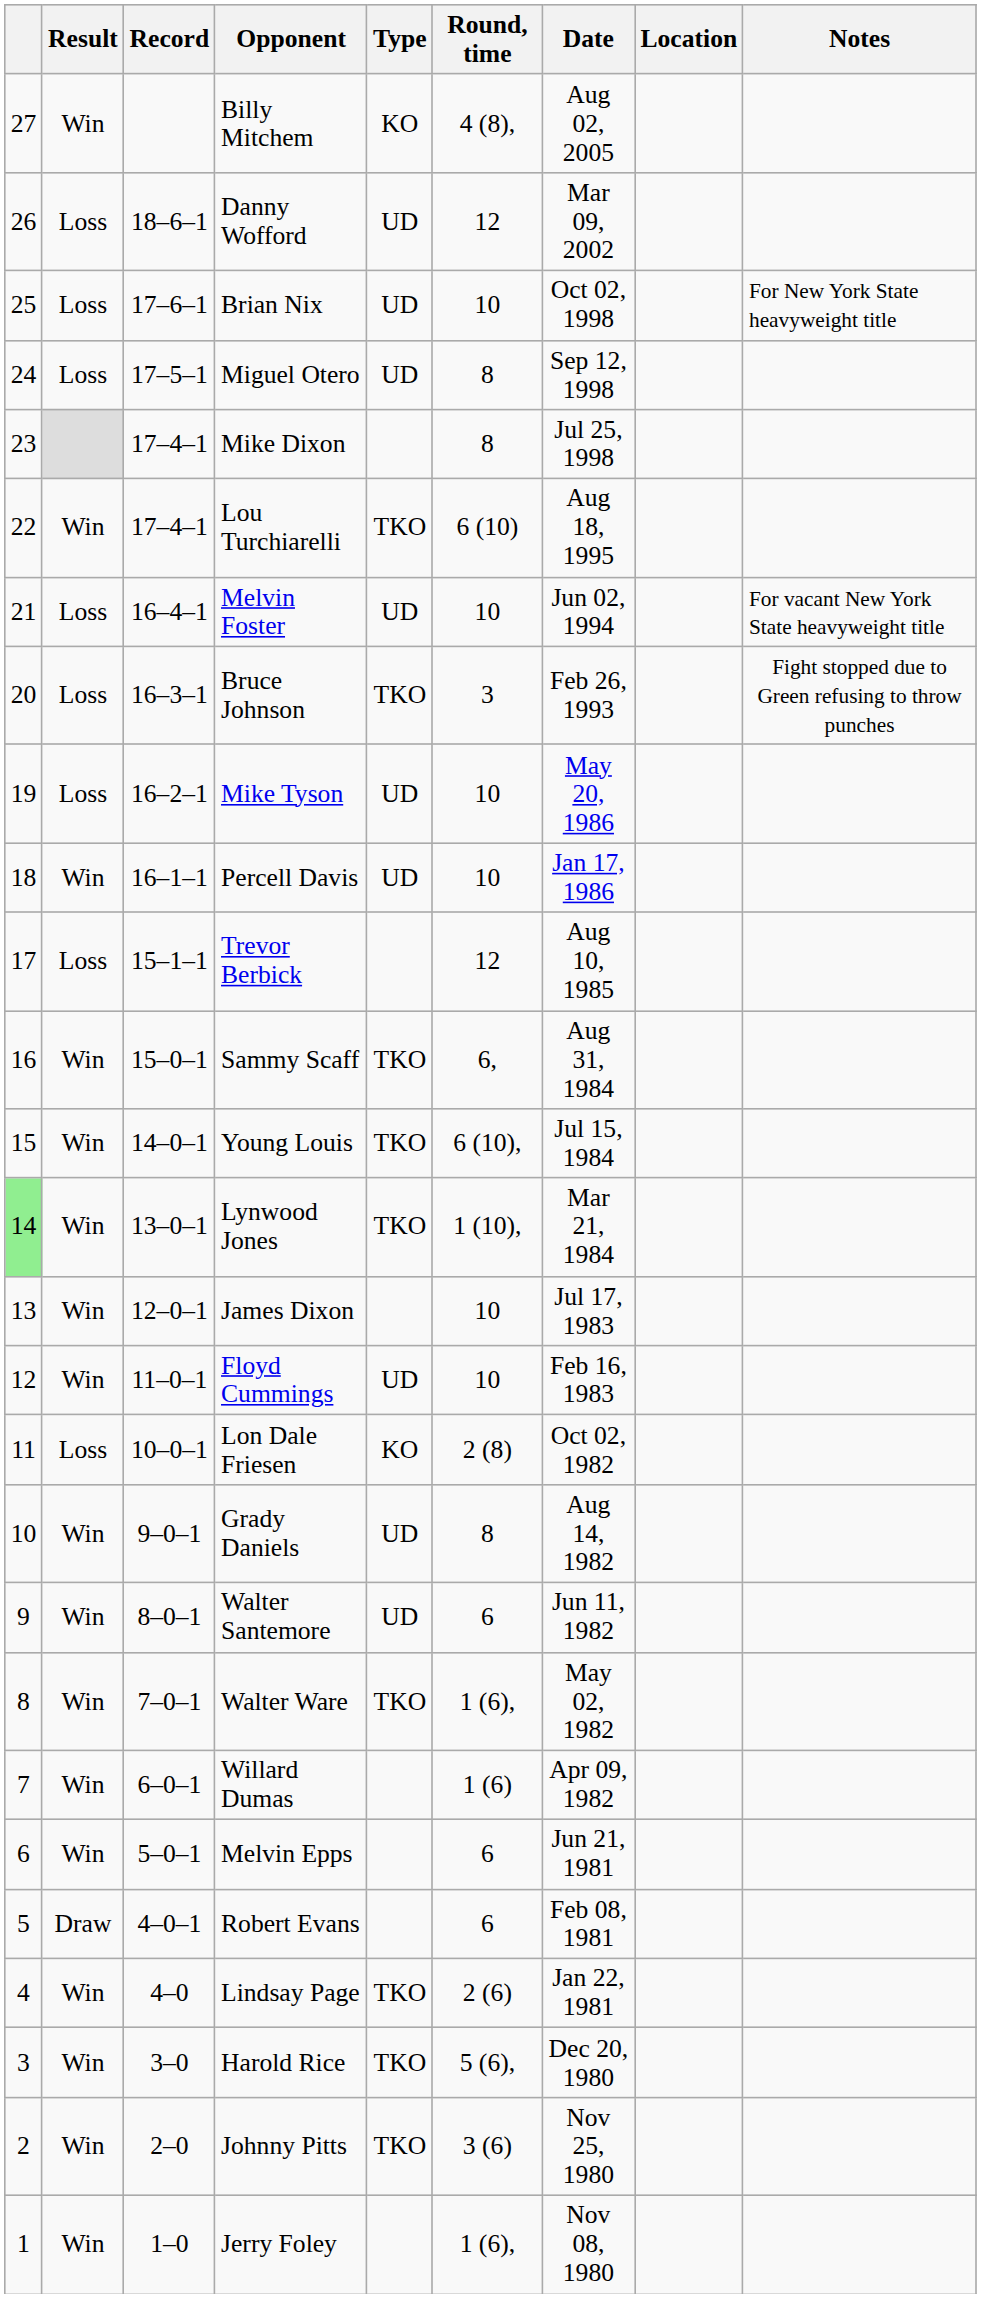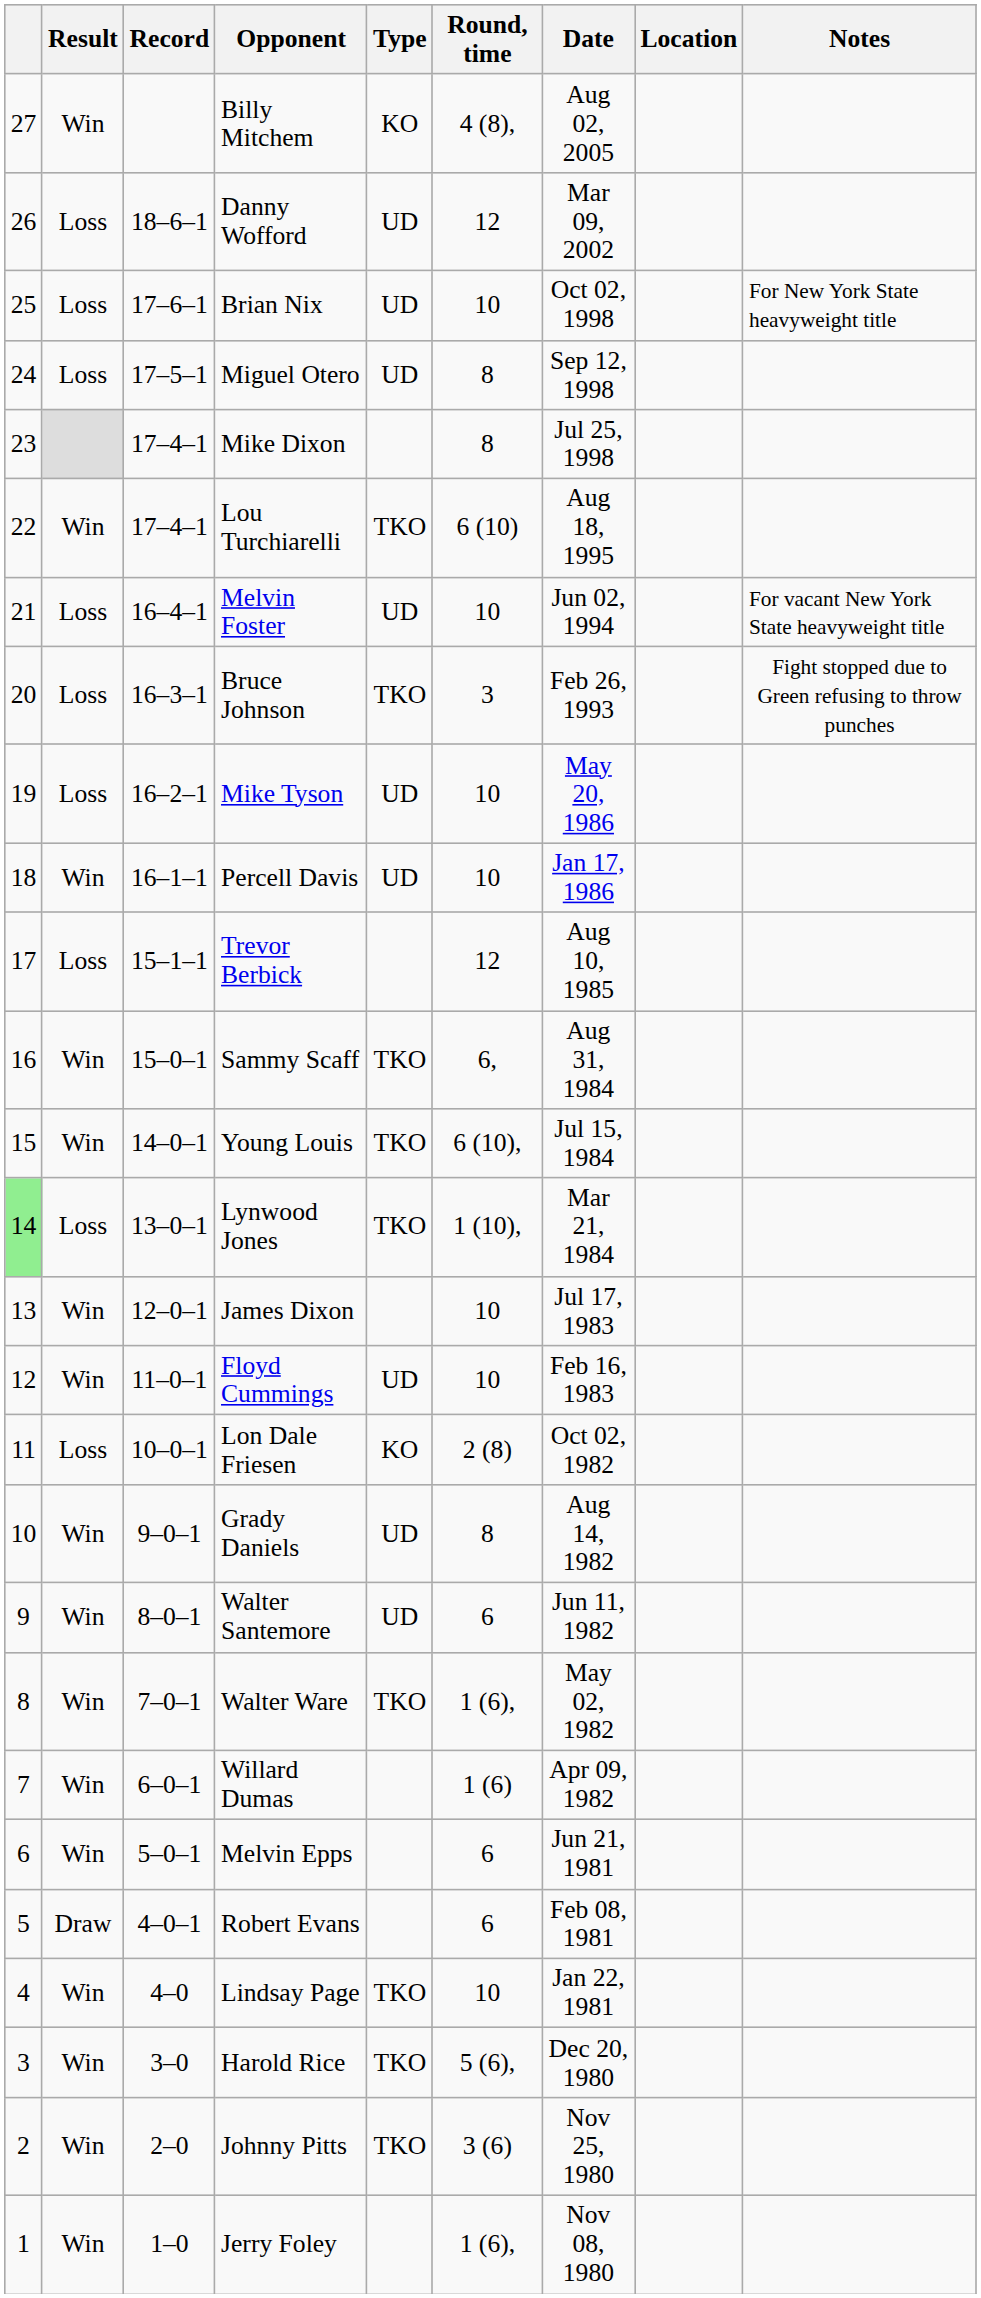(83, 1226) Win -> (83, 1226) Loss
(487, 1992) 2 (6) -> (487, 1992) 10
